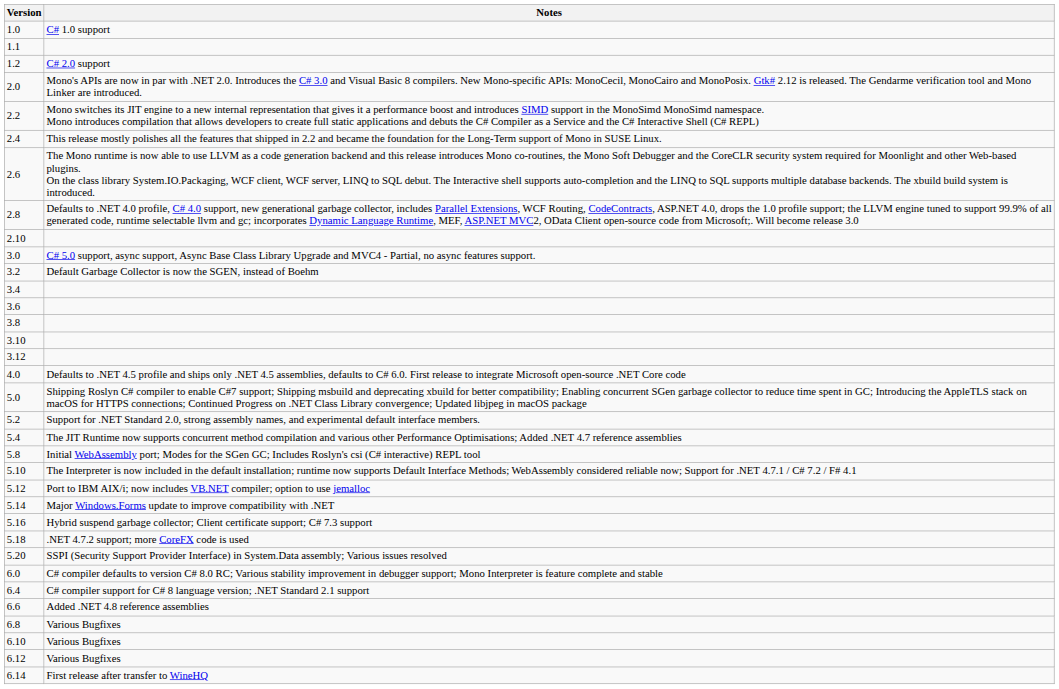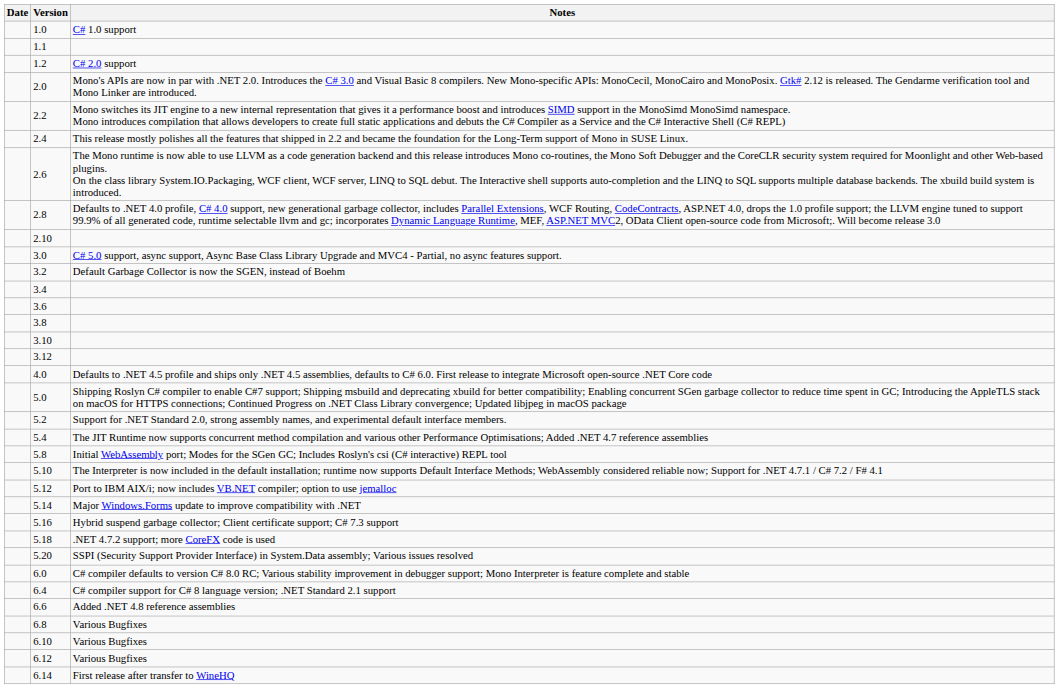+ column: (18, 13)
